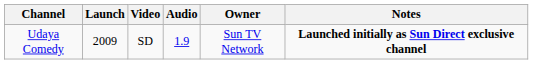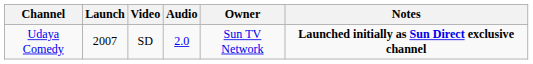(105, 41) 2009 -> (105, 41) 2007
(182, 41) 1.9 -> (182, 41) 2.0
